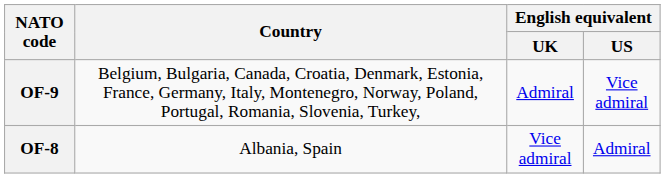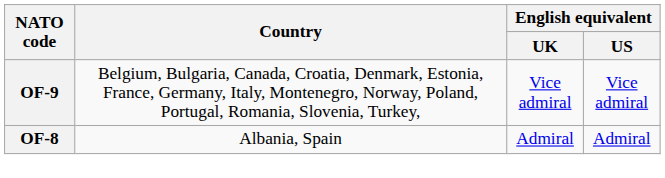(545, 92) Admiral -> (545, 92) Vice admiral
(545, 149) Vice admiral -> (545, 139) Admiral
